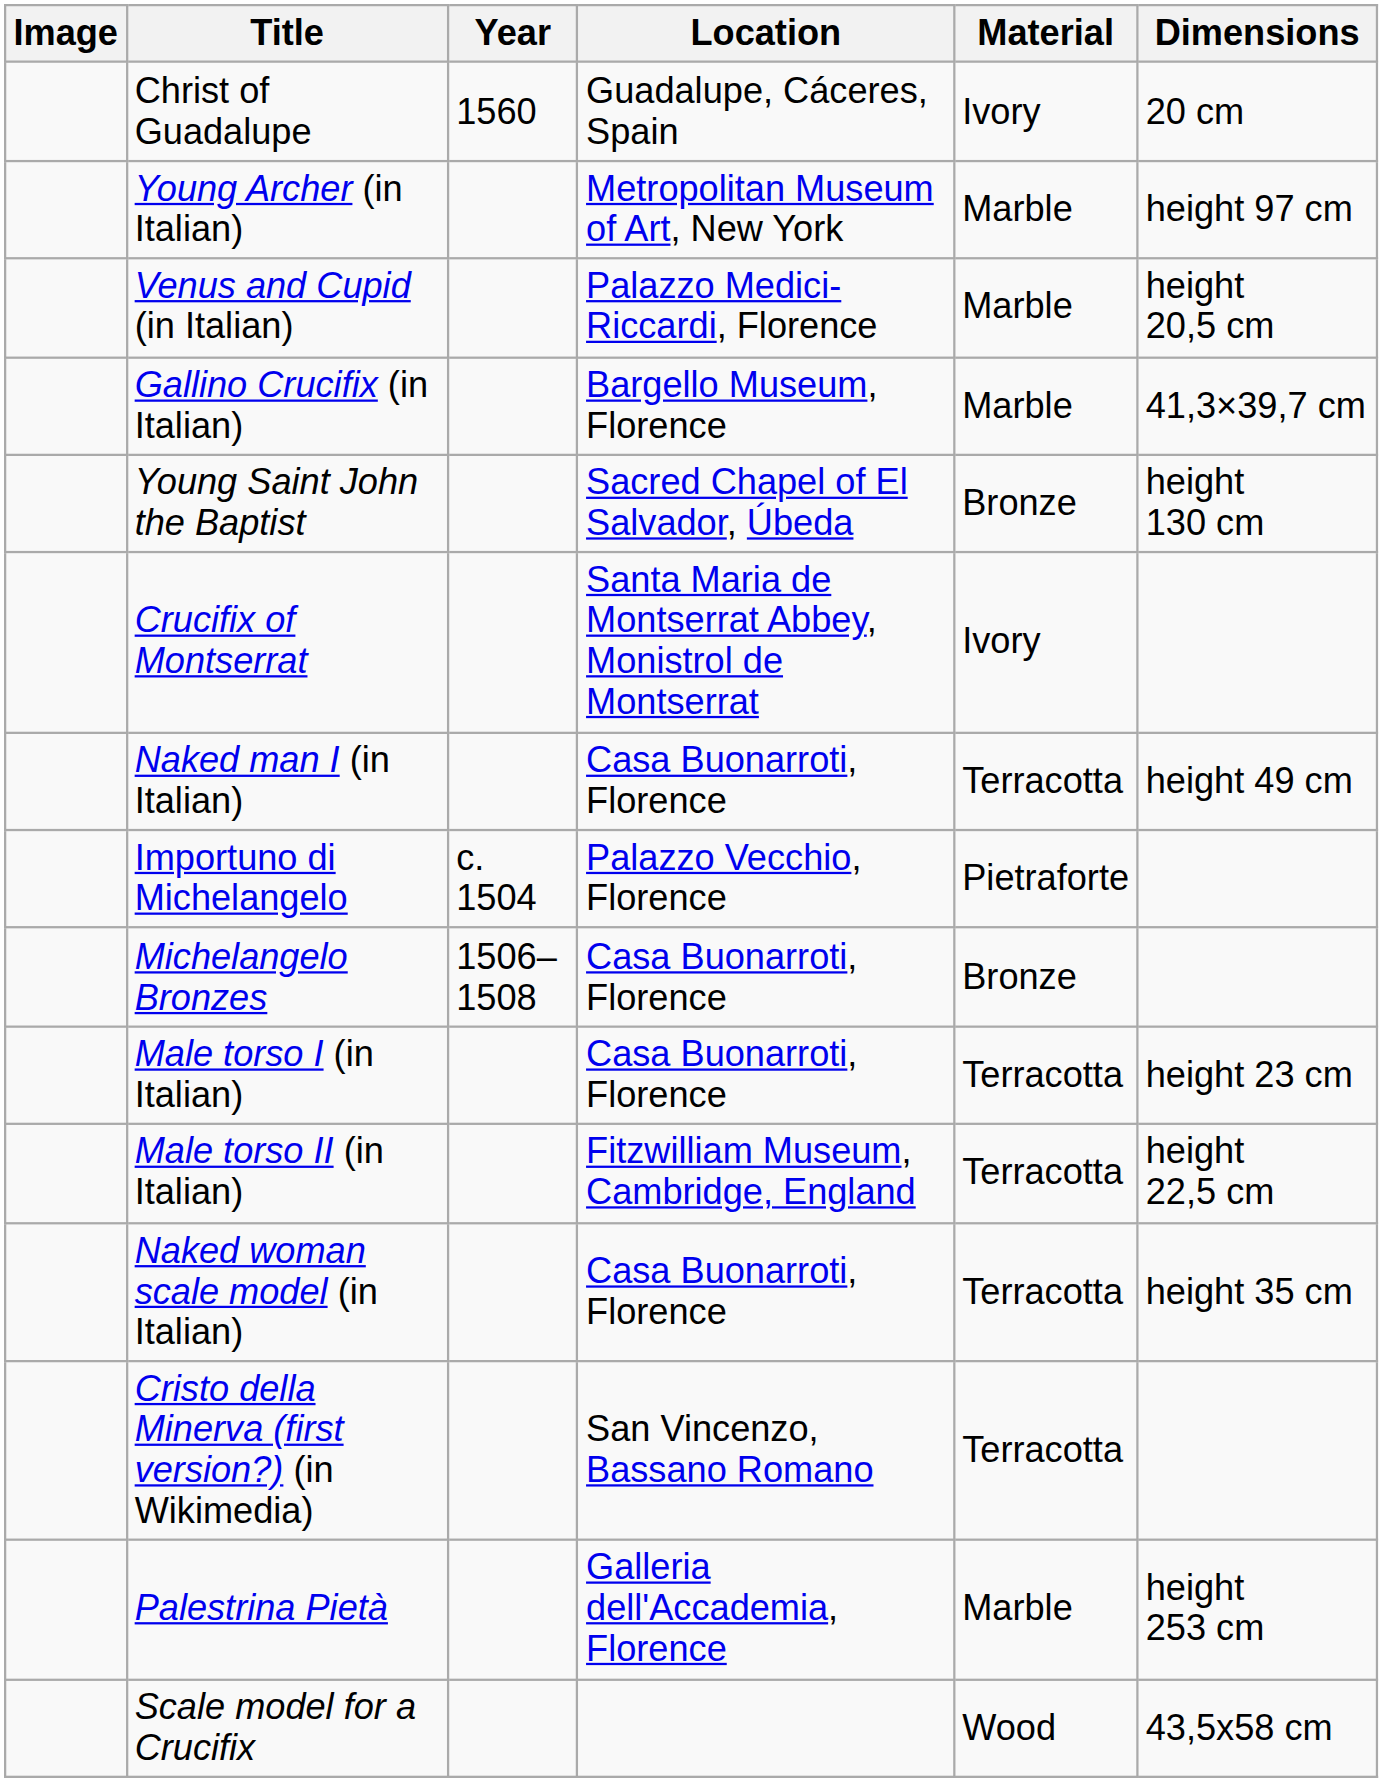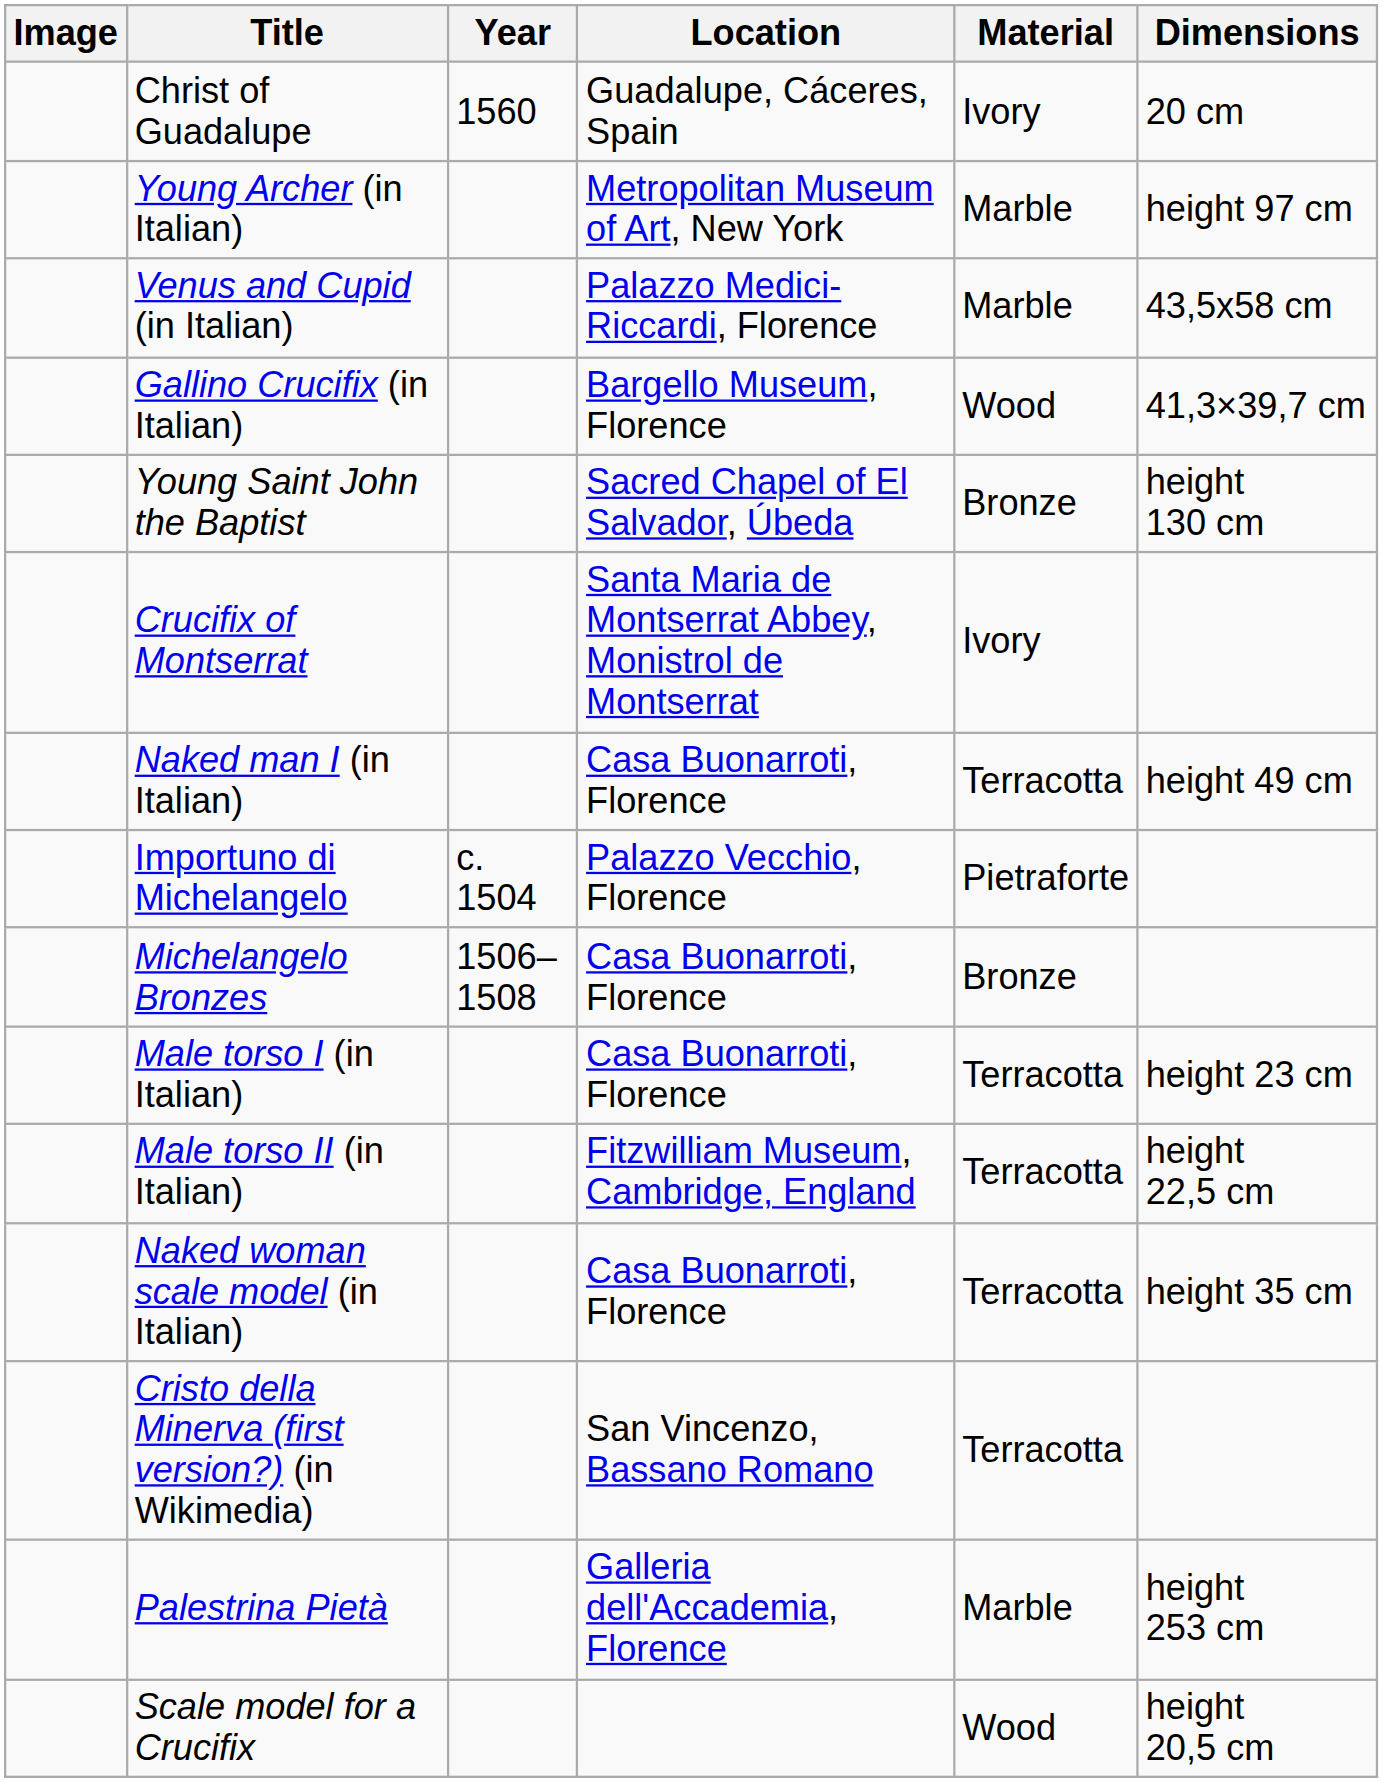(1210, 306) height 20,5 cm -> (1239, 306) 43,5x58 cm
(1018, 404) Marble -> (1009, 404) Wood
(1239, 1727) 43,5x58 cm -> (1210, 1727) height 20,5 cm
